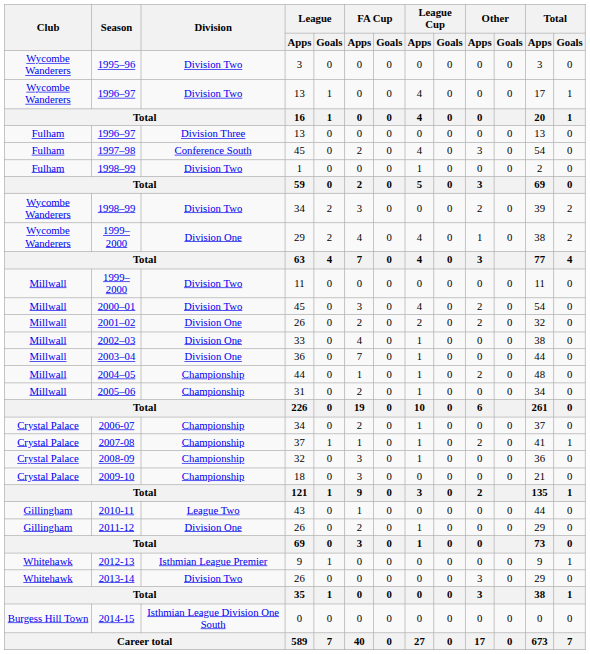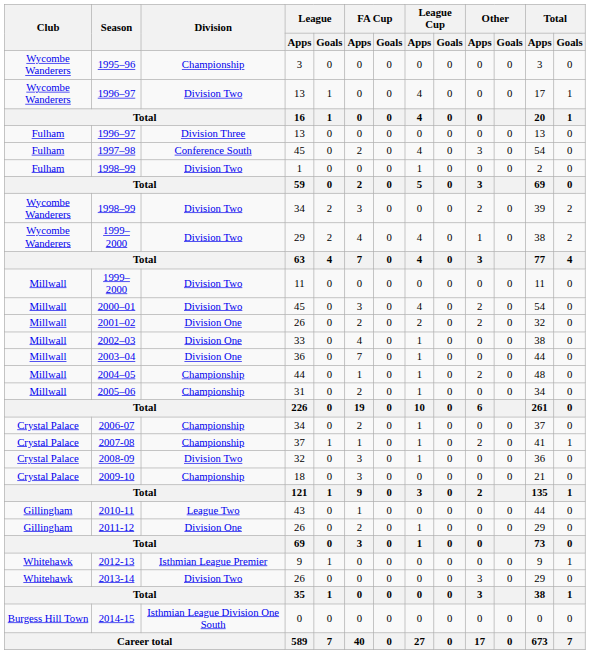(213, 65) Division Two -> (213, 65) Championship
(213, 237) Division One -> (213, 237) Division Two
(213, 459) Championship -> (213, 459) Division Two
